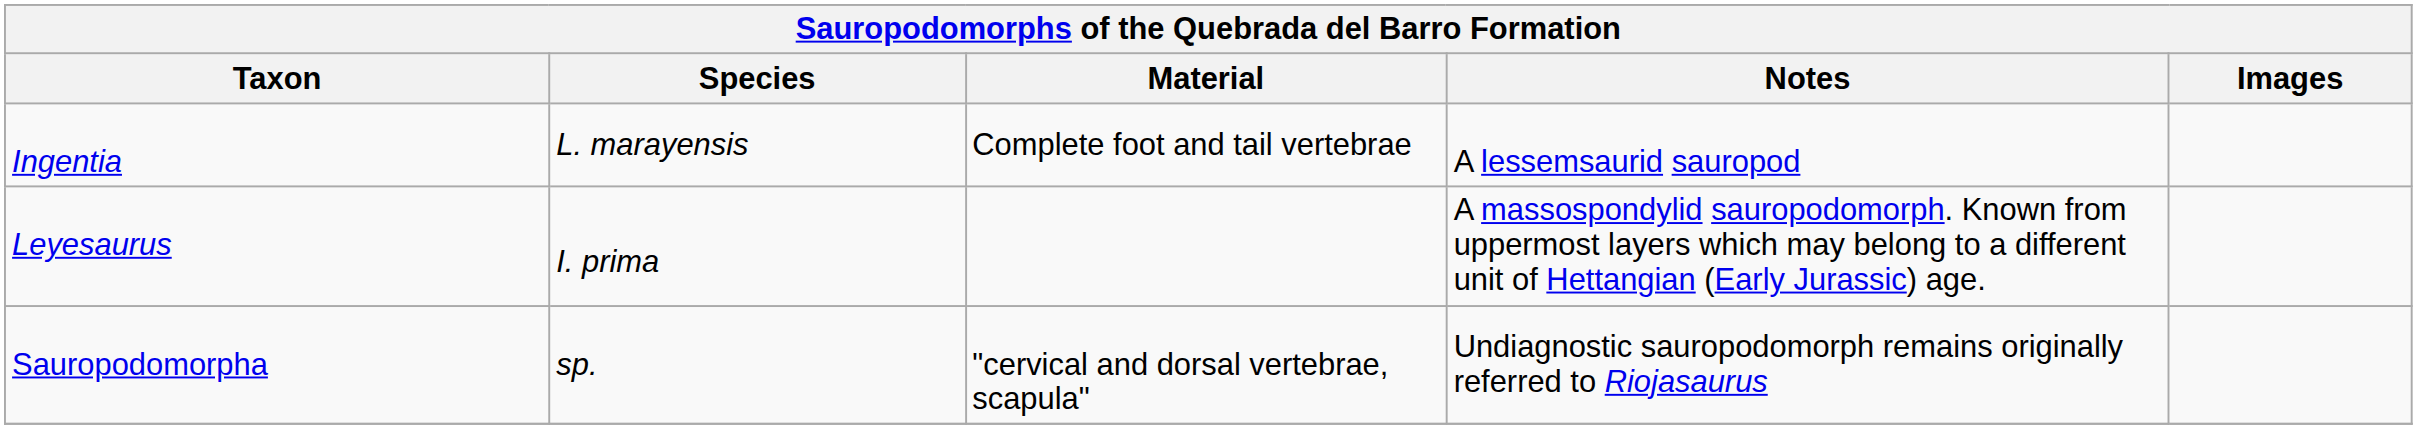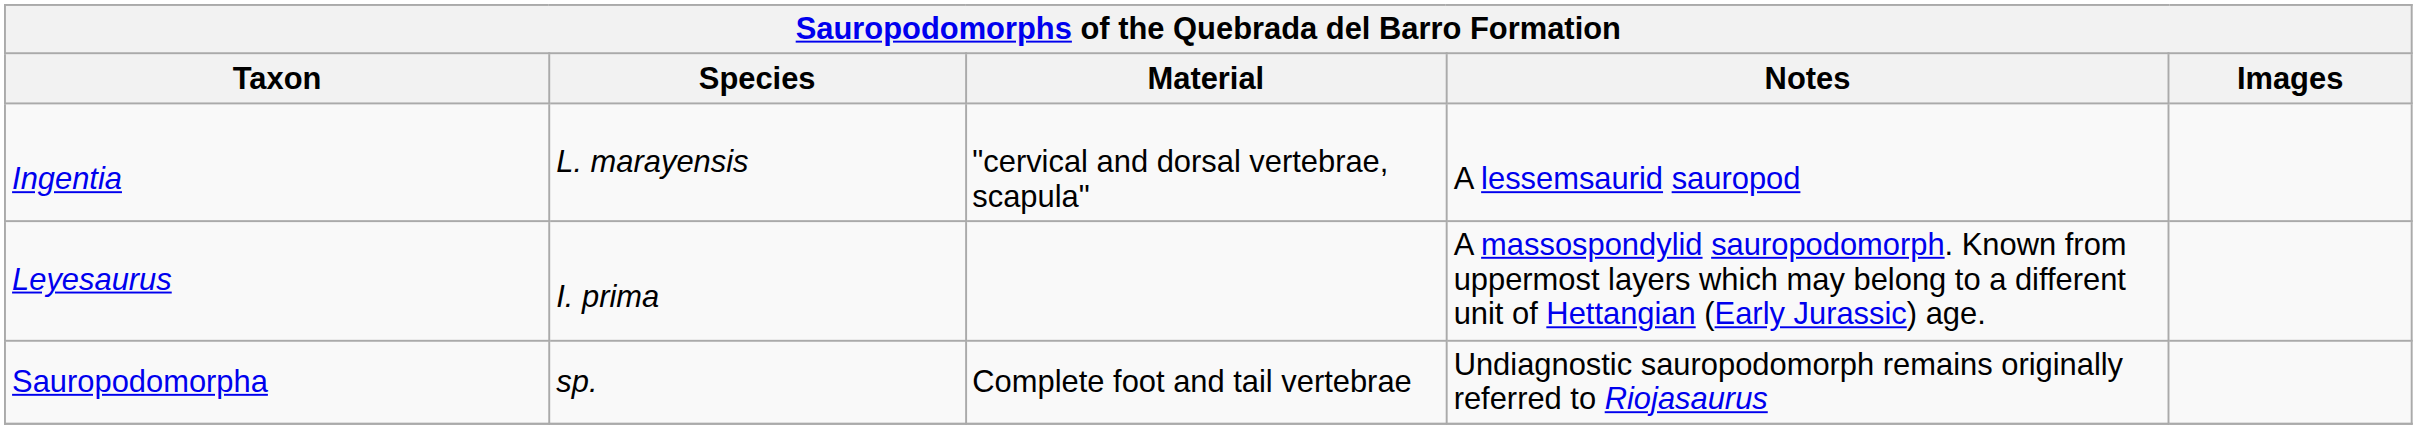(1192, 144) Complete foot and tail vertebrae -> (1180, 179) "cervical and dorsal vertebrae, scapula"
(1180, 381) "cervical and dorsal vertebrae, scapula" -> (1192, 381) Complete foot and tail vertebrae
